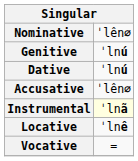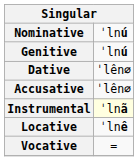(114, 33) ˈlên∅ -> (114, 33) ˈlnú
(114, 70) ˈlnú -> (114, 70) ˈlên∅
